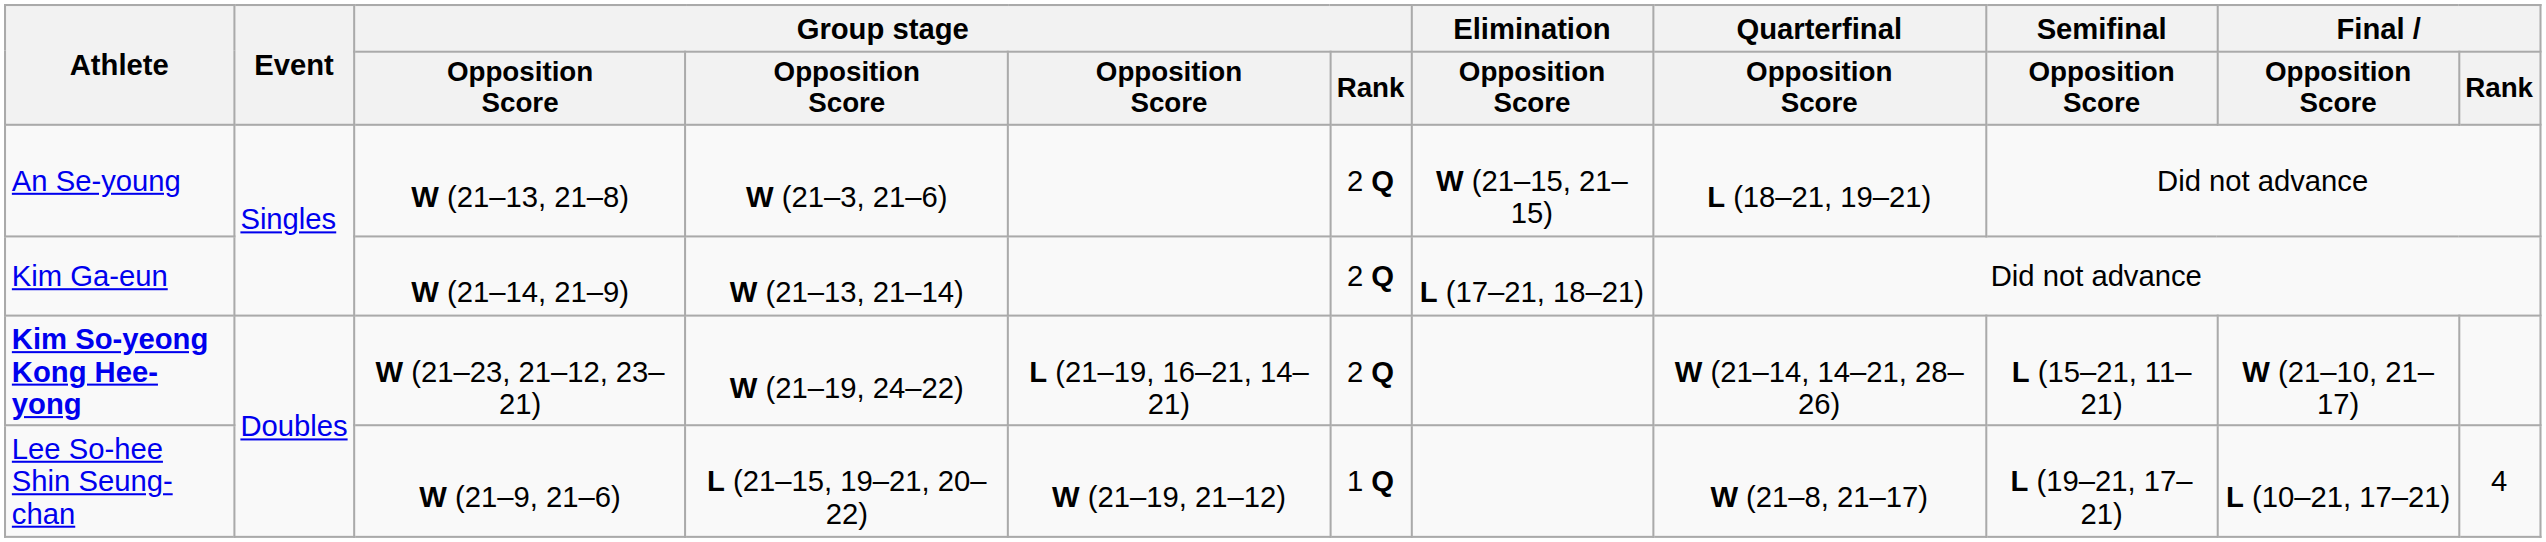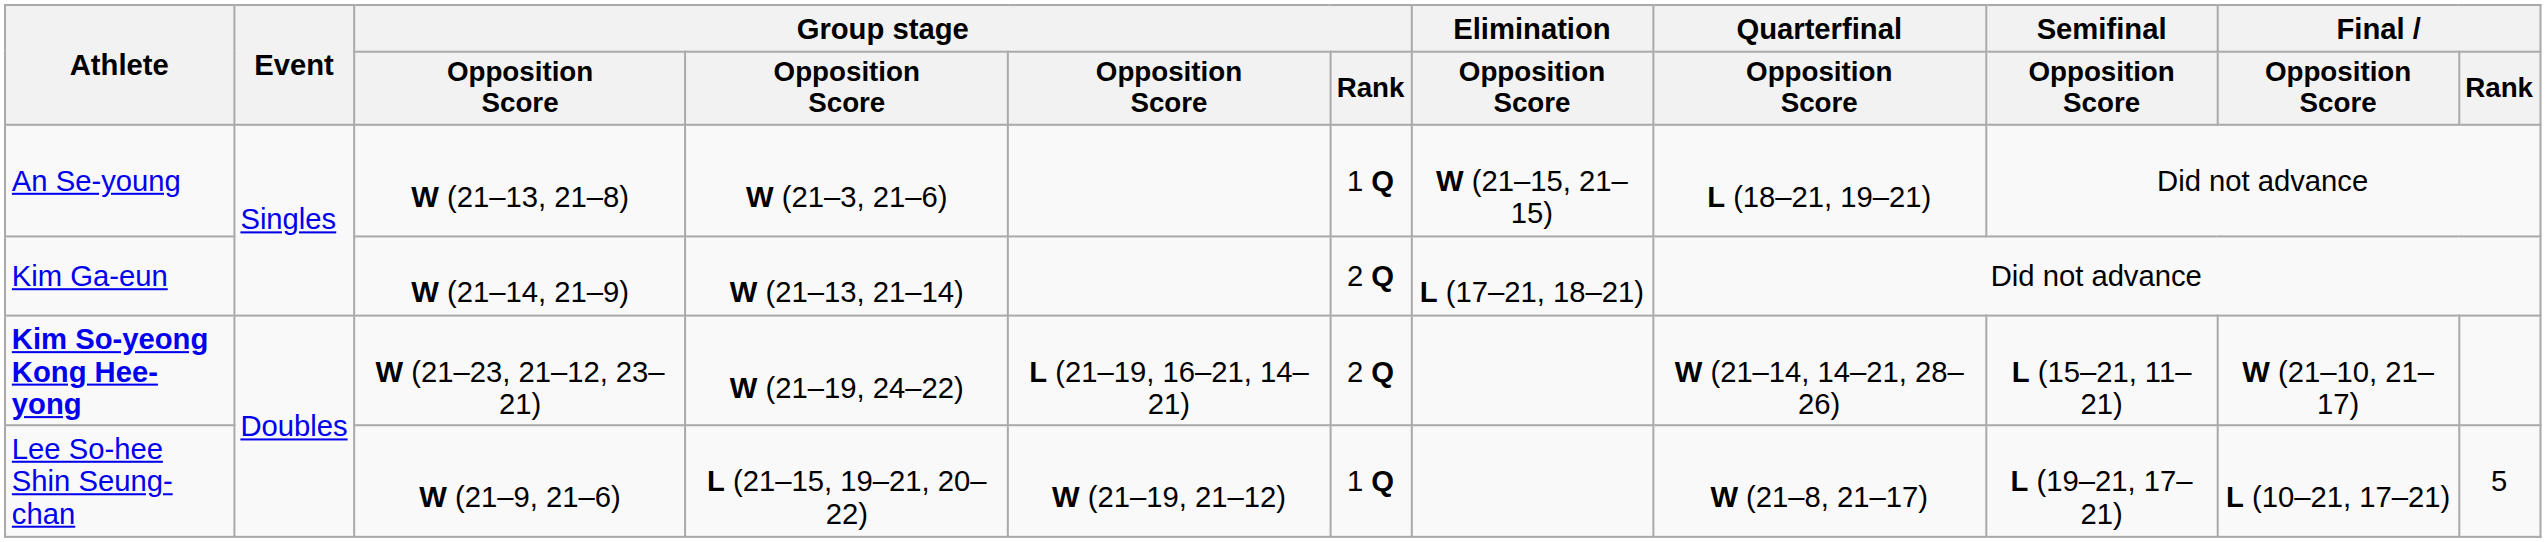(1371, 181) 2 Q -> (1371, 181) 1 Q
(2499, 482) 4 -> (2499, 482) 5
